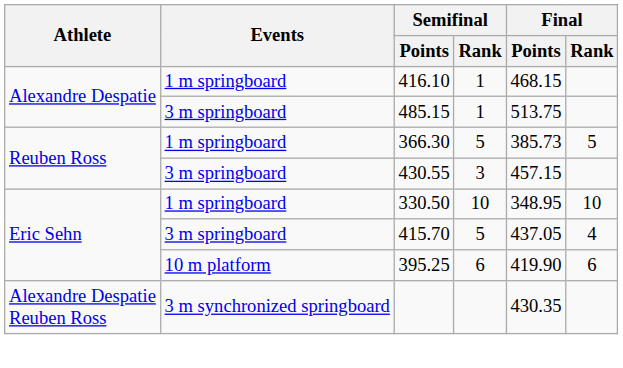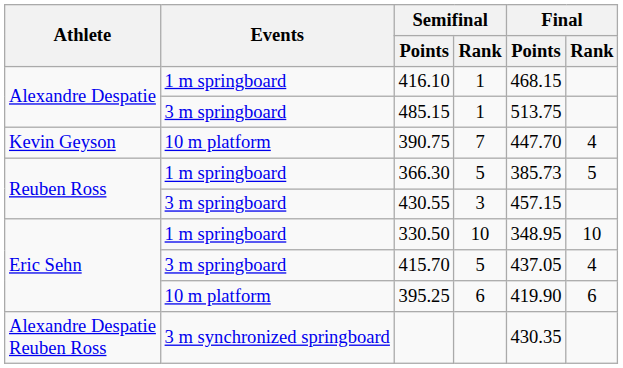+ row: (424, 142)
